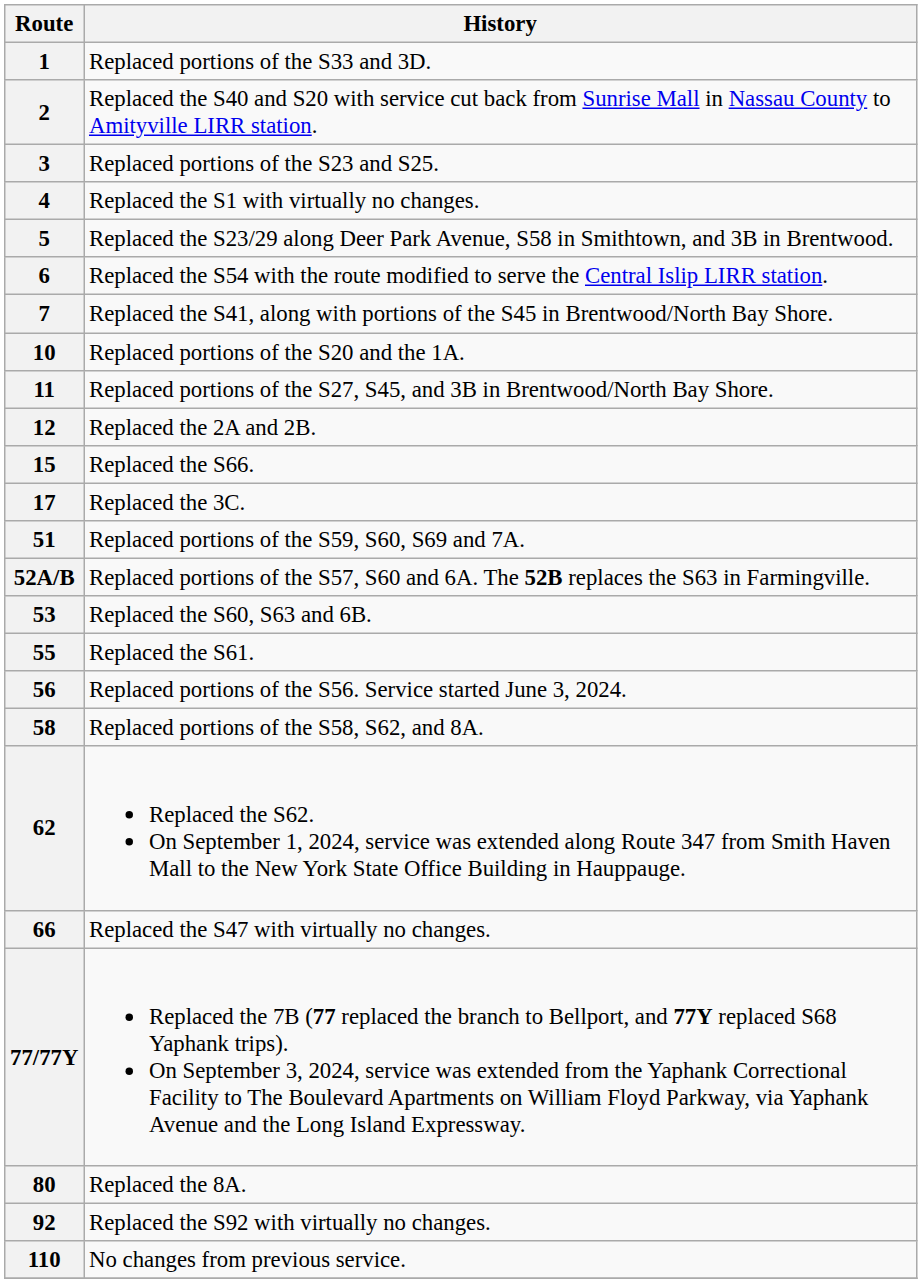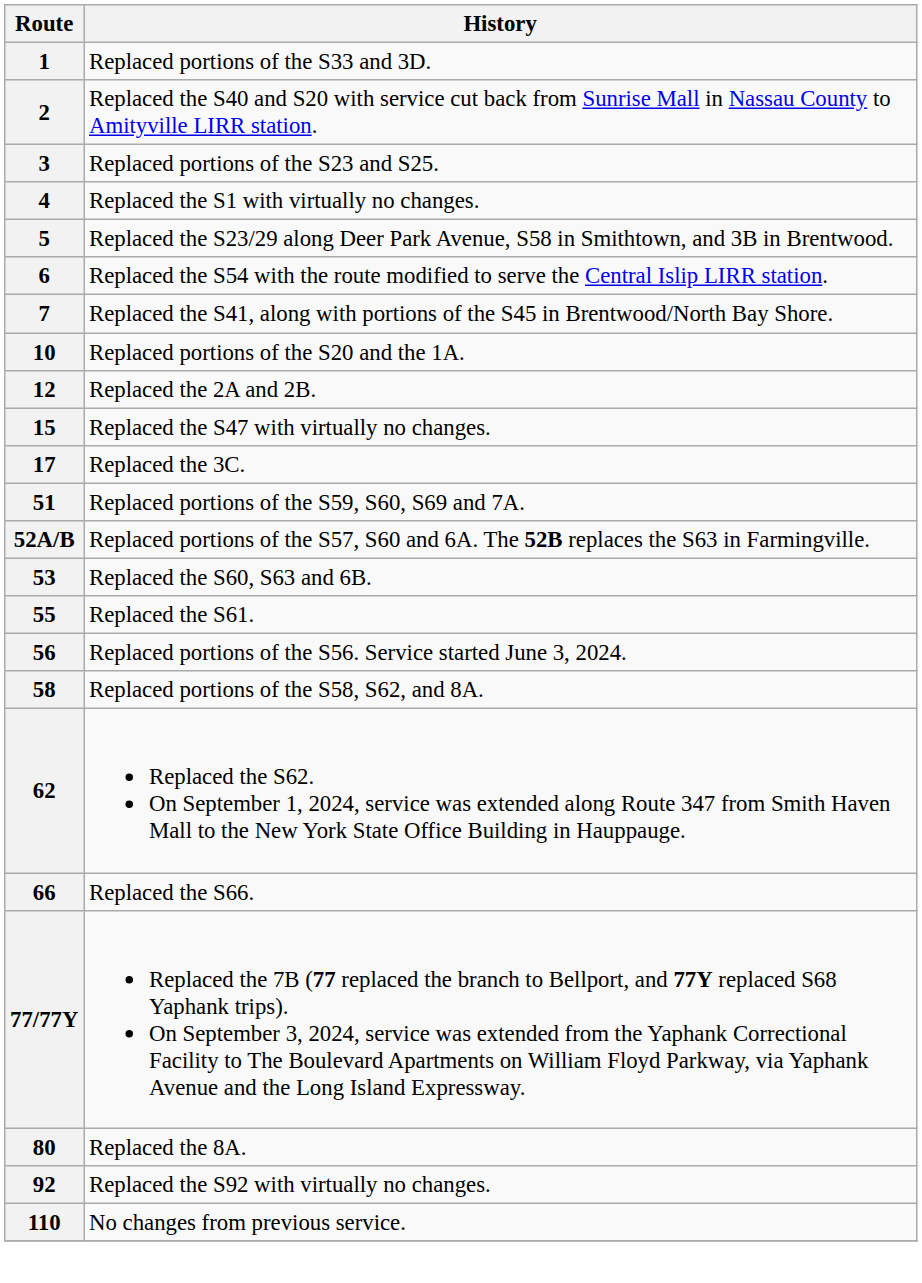- row: (44, 388)
(172, 464) Replaced the S66. -> (290, 426) Replaced the S47 with virtually no changes.
(290, 928) Replaced the S47 with virtually no changes. -> (172, 891) Replaced the S66.
